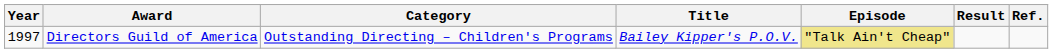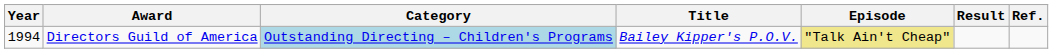(24, 38) 1997 -> (24, 38) 1994
(438, 38) no background -> (438, 38) lightblue background
